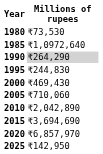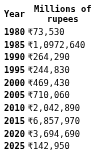(63, 57) lightgrey background -> (63, 57) no background
(63, 121) ₹3,694,690 -> (63, 121) ₹6,857,970
(63, 134) ₹6,857,970 -> (63, 134) ₹3,694,690
